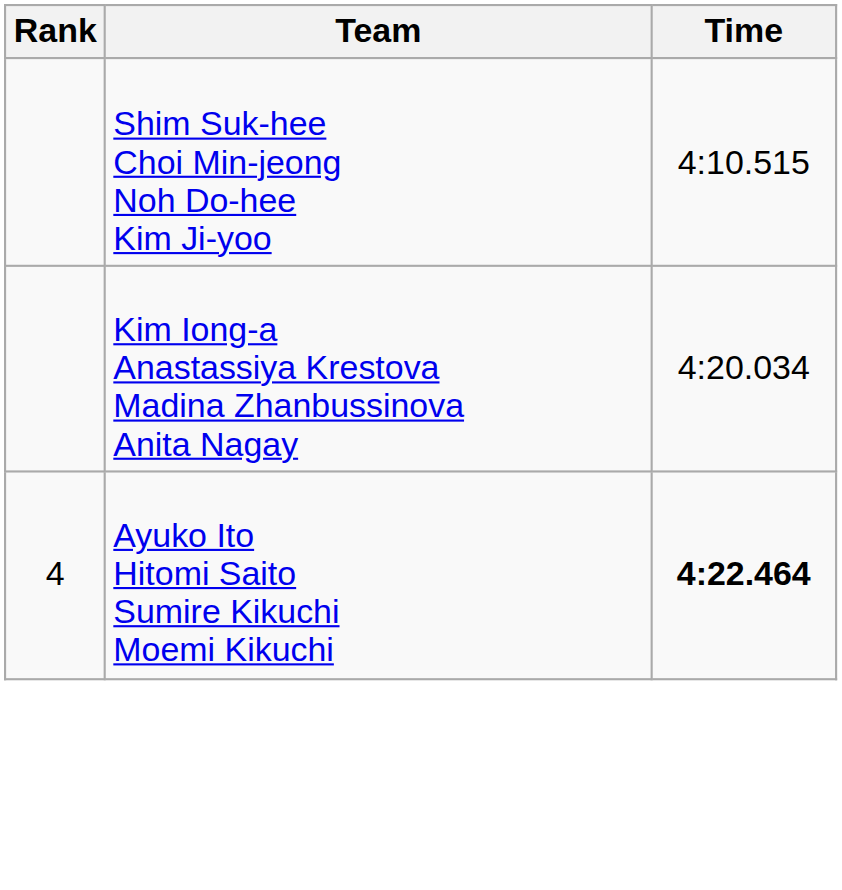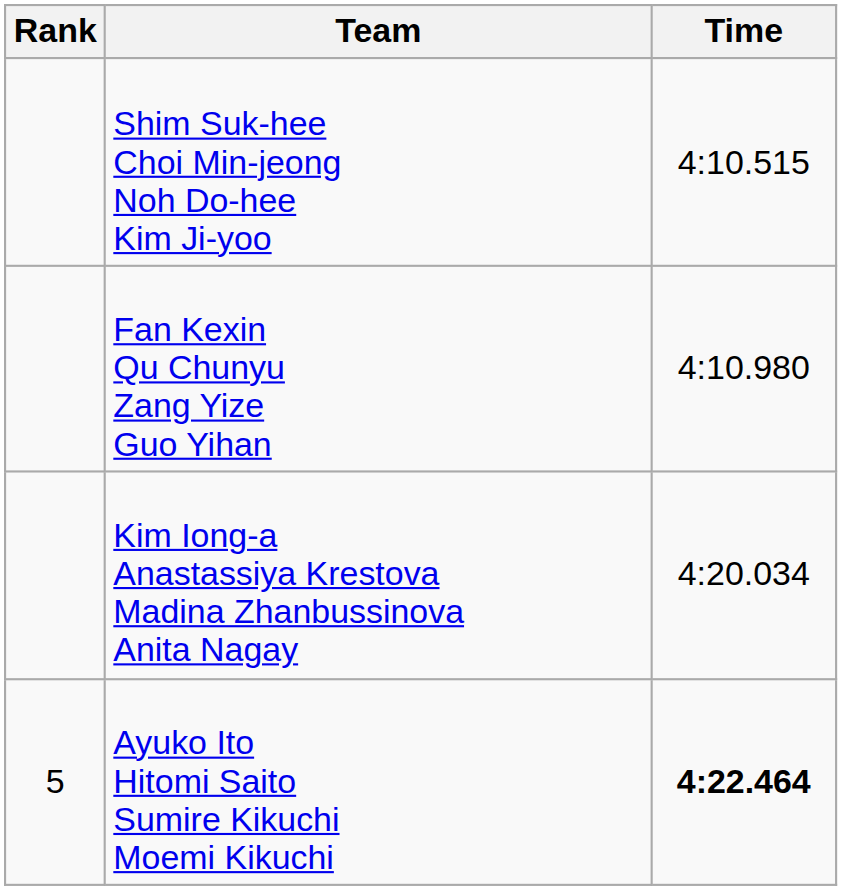+ row: (199, 387)
(55, 574) 4 -> (55, 780) 5
